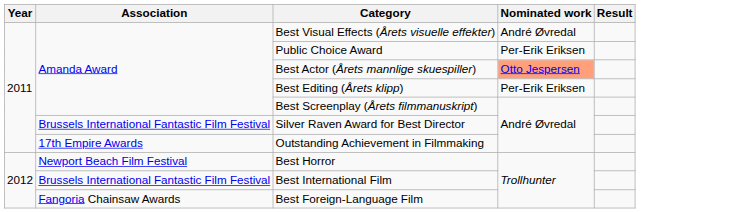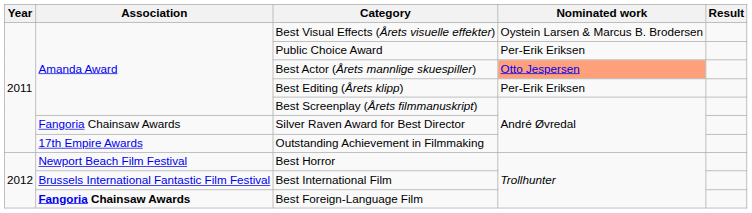(538, 32) André Øvredal -> (602, 32) Oystein Larsen & Marcus B. Brodersen
(154, 124) Brussels International Fantastic Film Festival -> (109, 124) Fangoria Chainsaw Awards
(109, 198) normal -> (114, 198) bold
